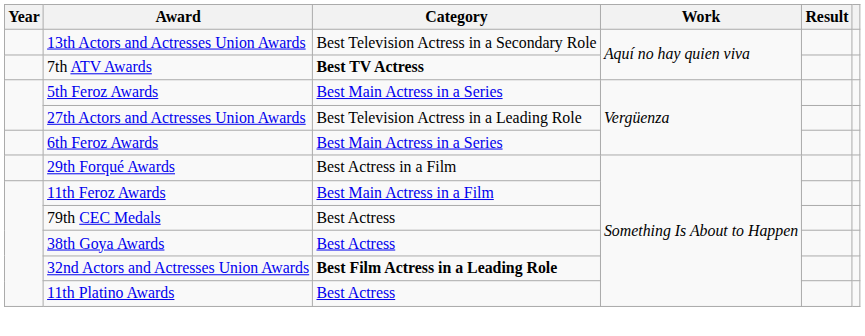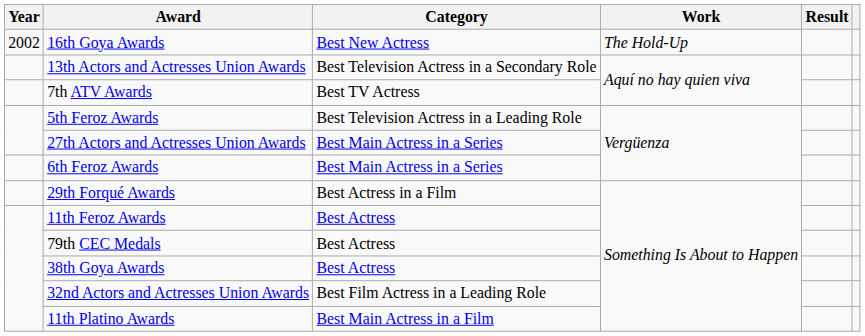+ row: (106, 42)
(370, 67) bold -> (368, 92) normal
(410, 92) Best Main Actress in a Series -> (449, 117) Best Television Actress in a Leading Role
(449, 117) Best Television Actress in a Leading Role -> (410, 142) Best Main Actress in a Series
(405, 192) Best Main Actress in a Film -> (356, 218) Best Actress
(437, 268) bold -> (431, 293) normal
(356, 293) Best Actress -> (405, 318) Best Main Actress in a Film
